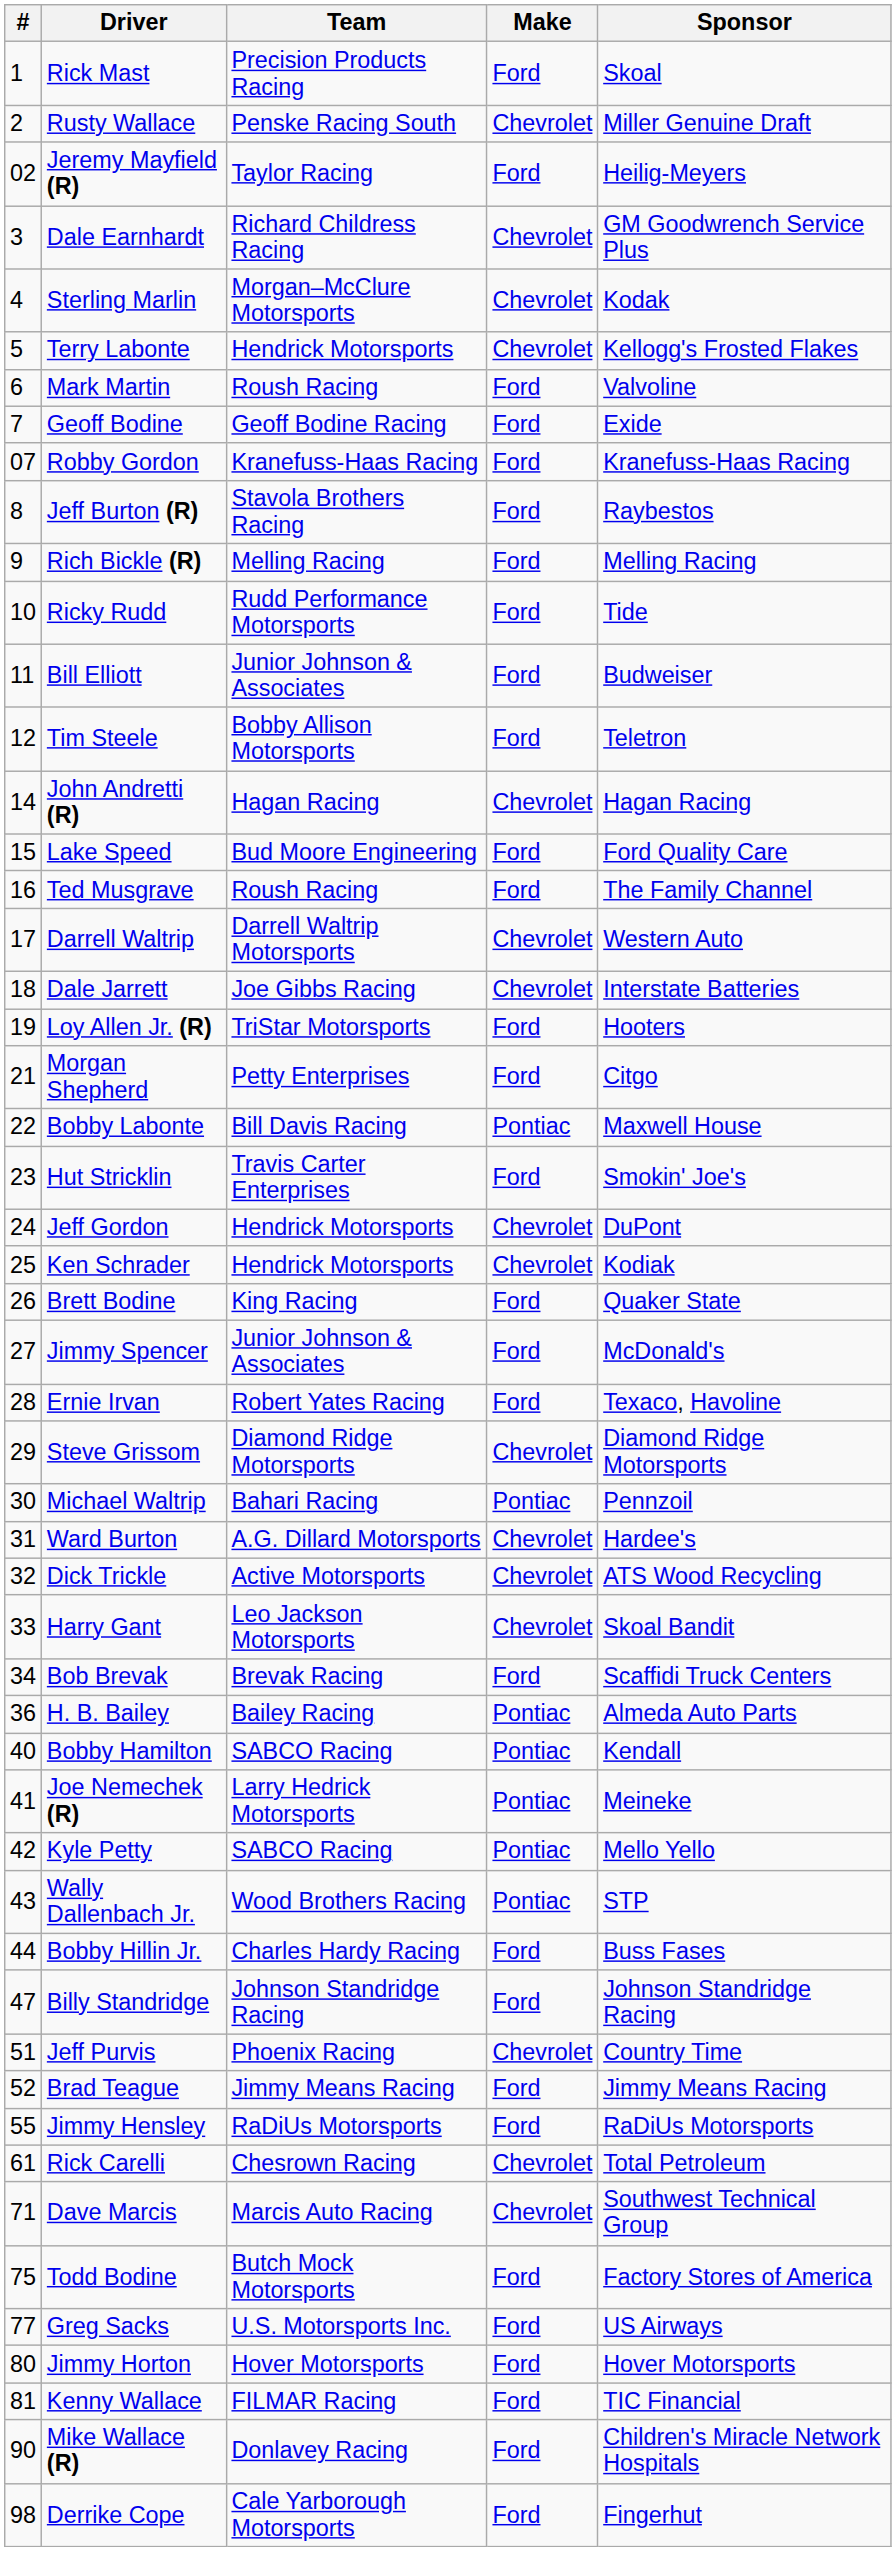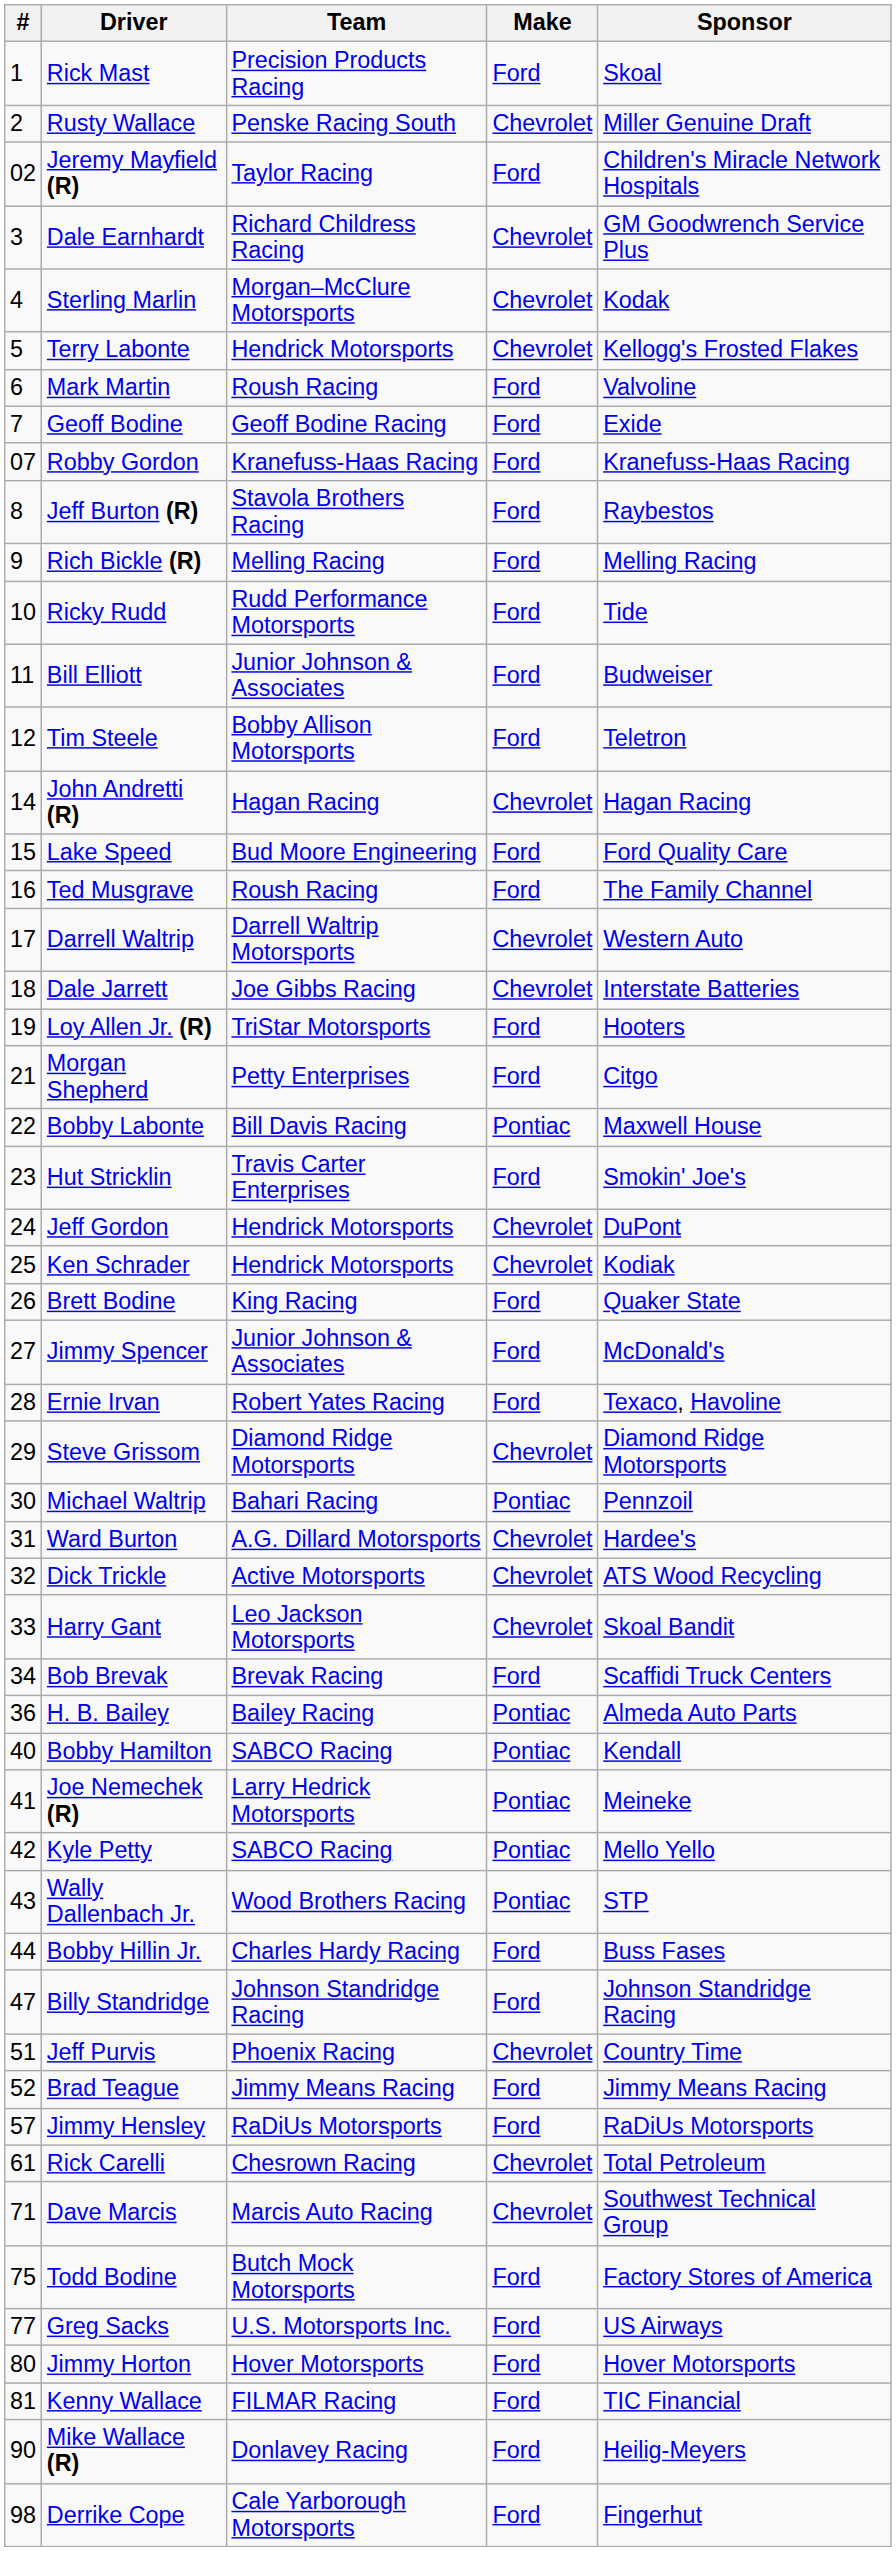(675, 173) Heilig-Meyers -> (742, 173) Children's Miracle Network Hospitals
(23, 2126) 55 -> (23, 2126) 57
(742, 2451) Children's Miracle Network Hospitals -> (675, 2451) Heilig-Meyers
